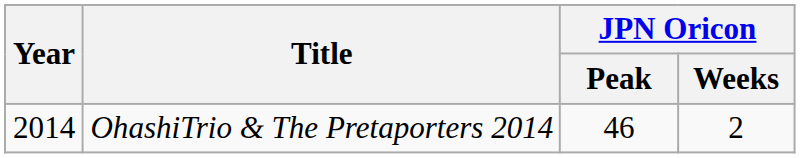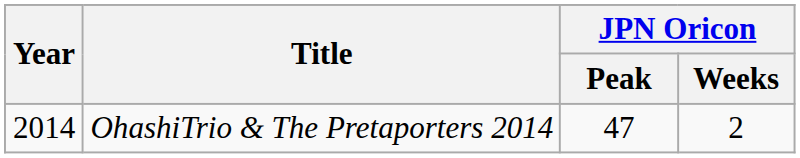(619, 127) 46 -> (619, 127) 47
